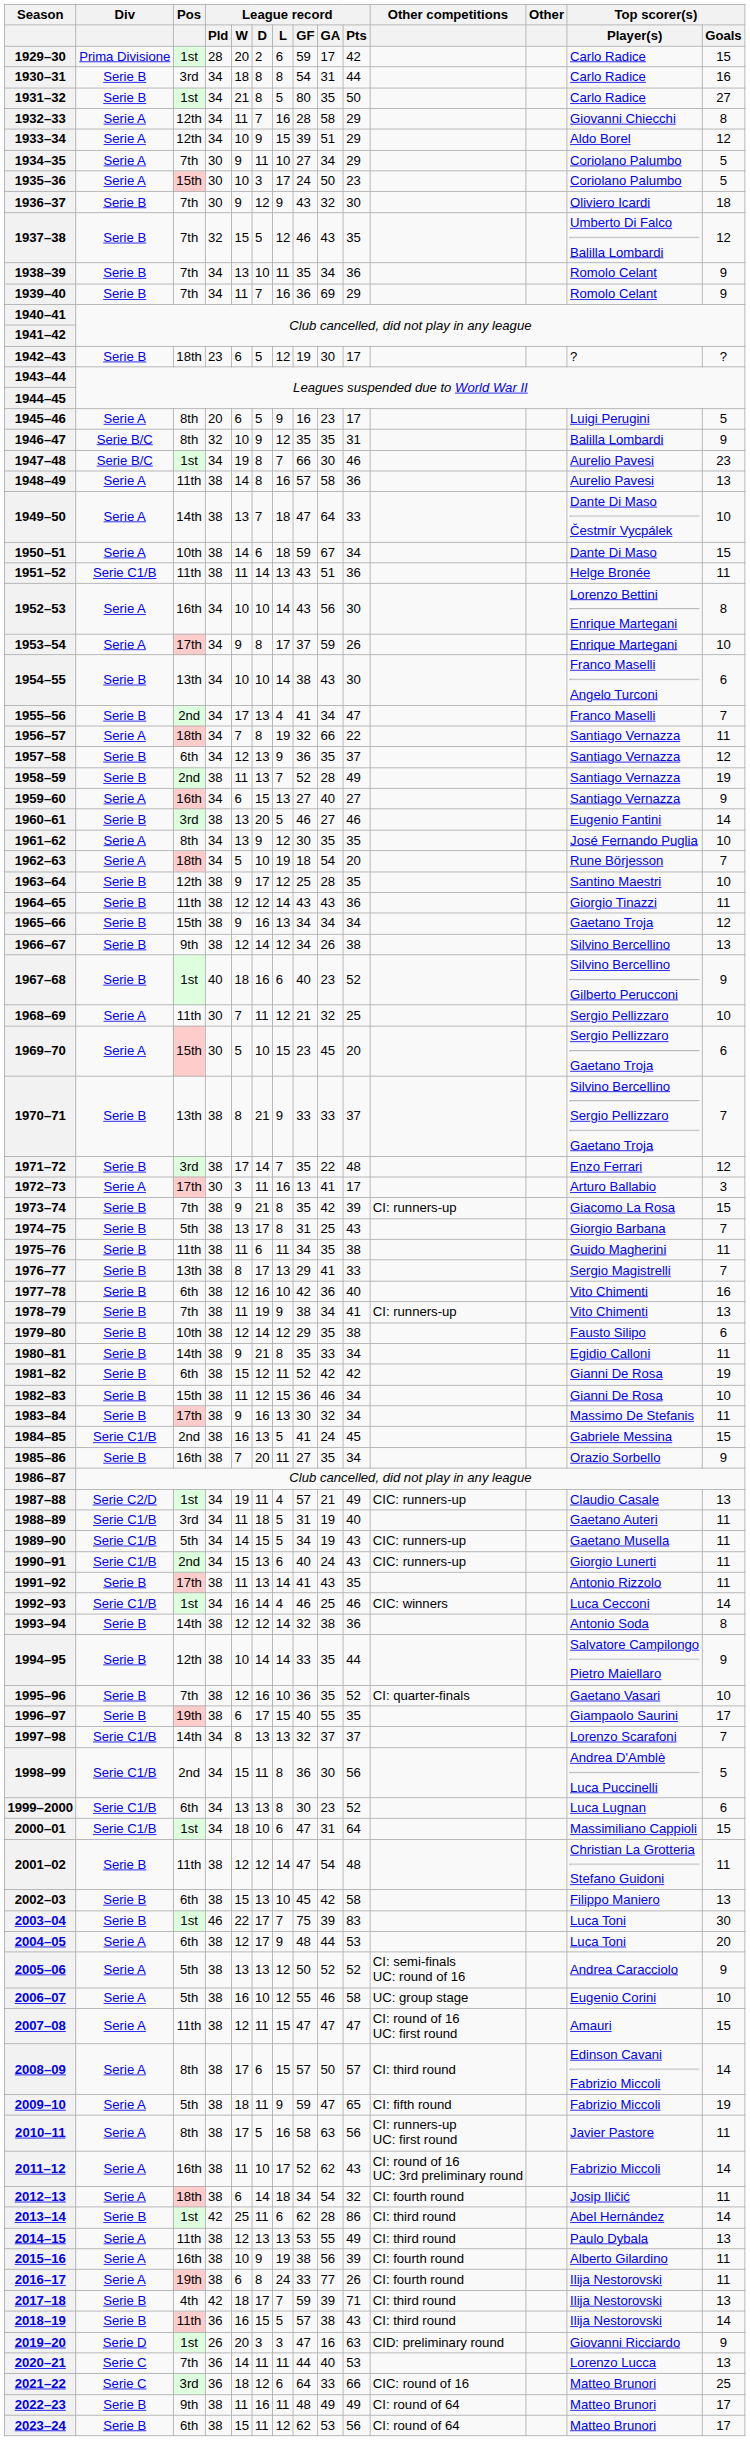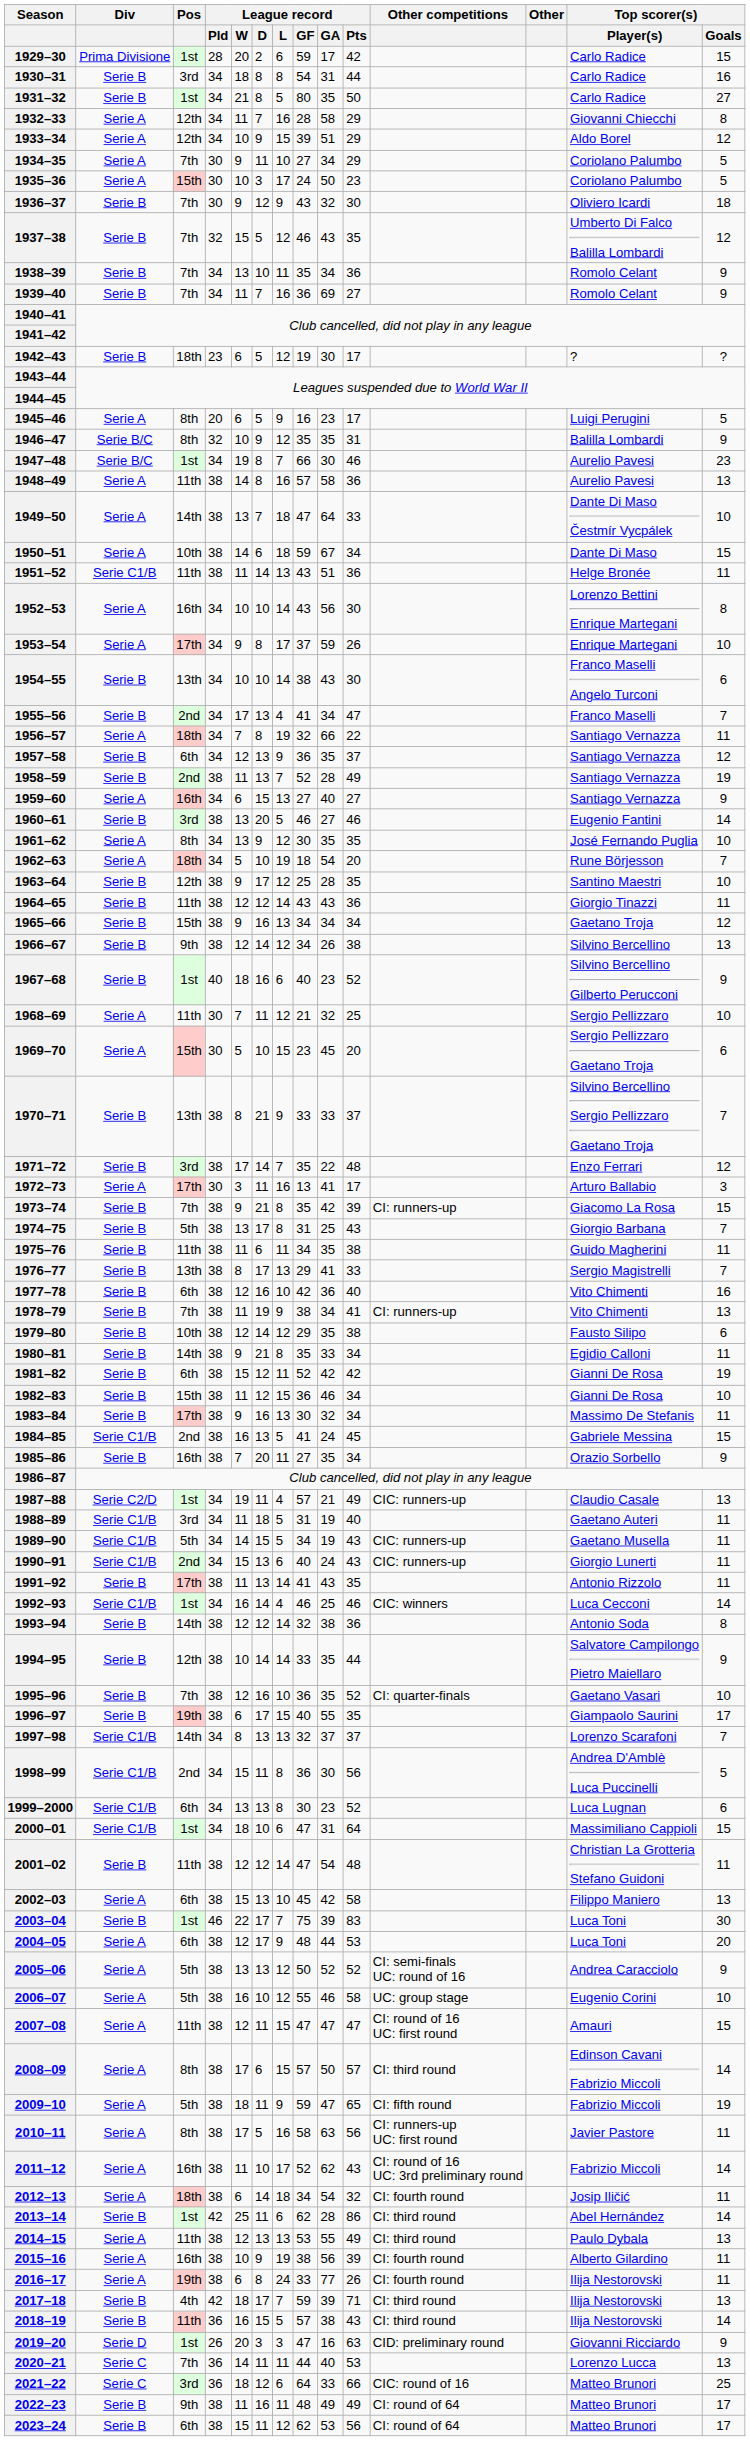(354, 294) 29 -> (354, 294) 27
(125, 1900) Serie B -> (125, 1900) Serie A
